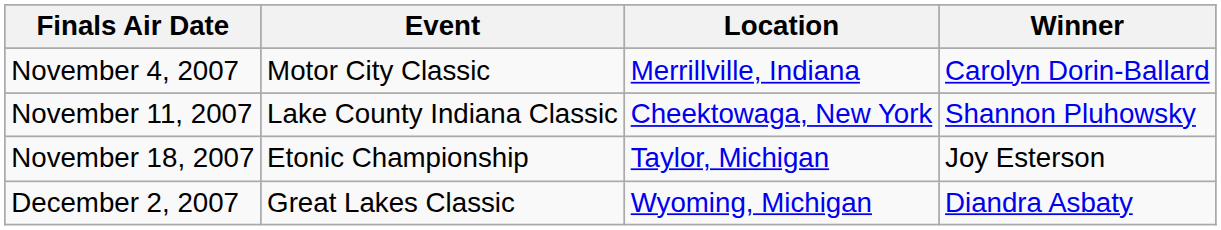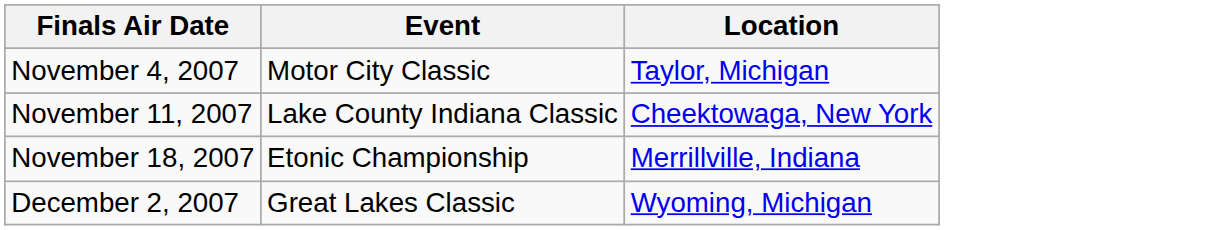- column: (1077, 26)
(745, 70) Merrillville, Indiana -> (730, 70) Taylor, Michigan
(730, 158) Taylor, Michigan -> (745, 158) Merrillville, Indiana
